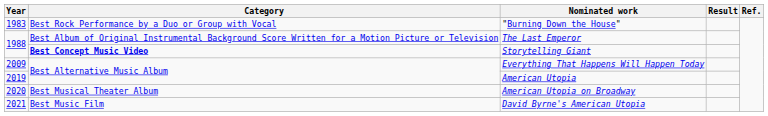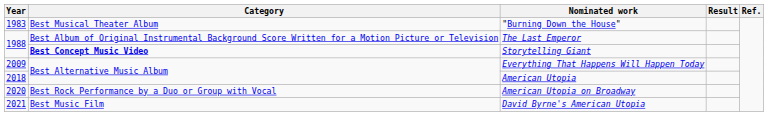(153, 24) Best Rock Performance by a Duo or Group with Vocal -> (94, 24) Best Musical Theater Album
(16, 78) 2019 -> (16, 78) 2018
(94, 91) Best Musical Theater Album -> (153, 91) Best Rock Performance by a Duo or Group with Vocal
